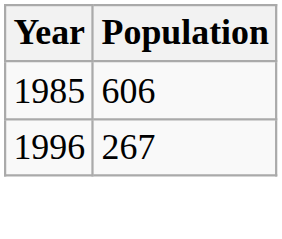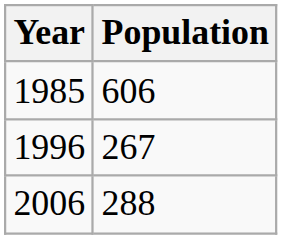+ row: (49, 203)
